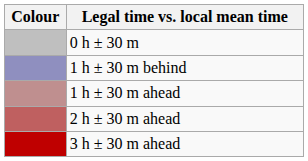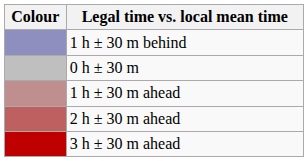rows swapped: (128, 67) <-> (104, 42)
